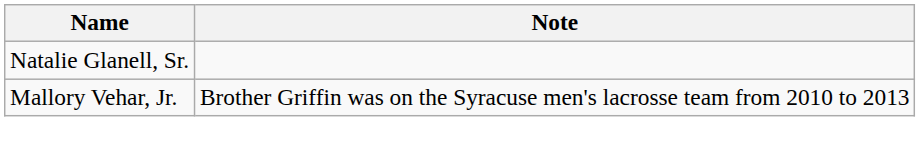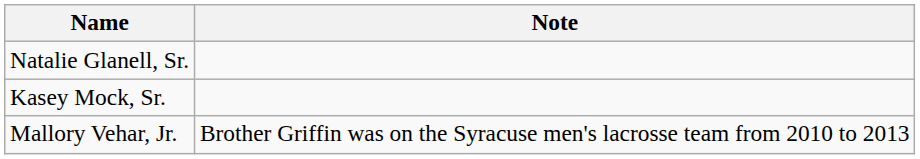+ row: (88, 97)
